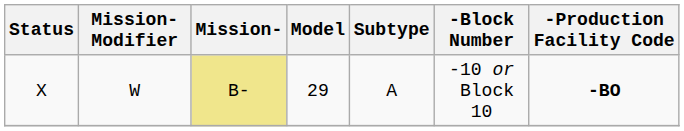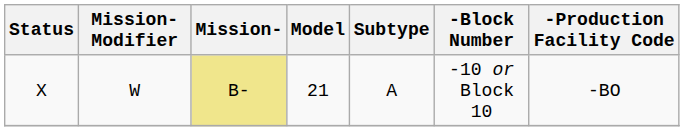(318, 91) 29 -> (318, 91) 21
(604, 91) bold -> (604, 91) normal
